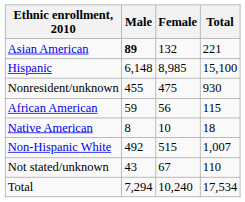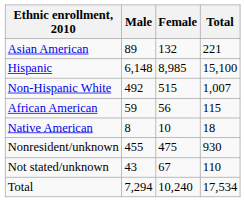(131, 48) bold -> (131, 48) normal
rows swapped: (59, 147) <-> (63, 88)
